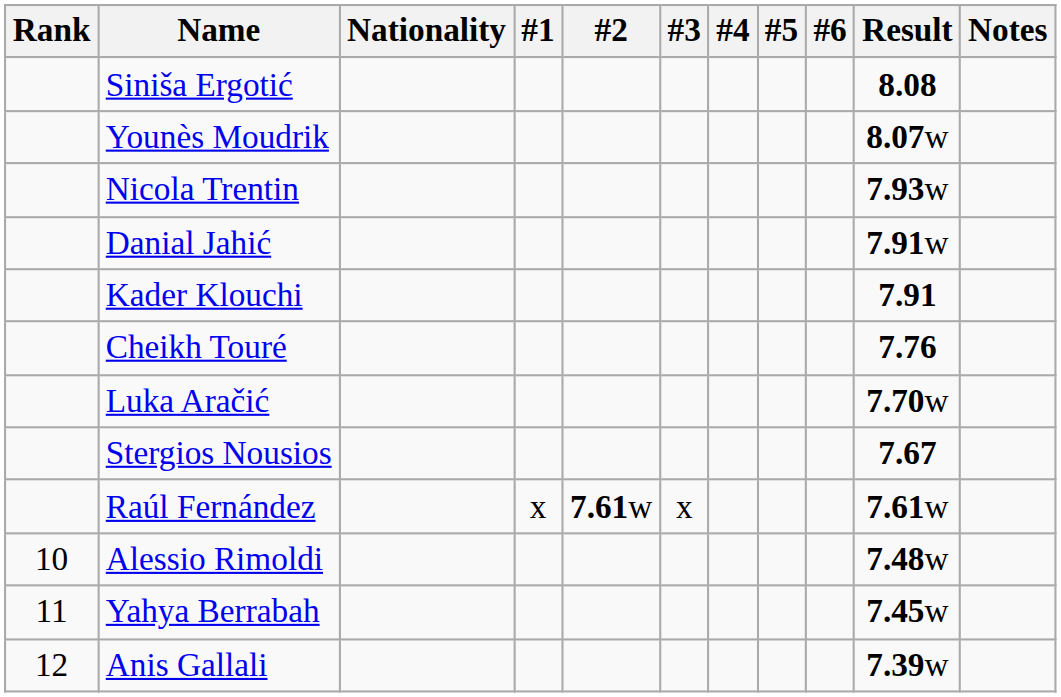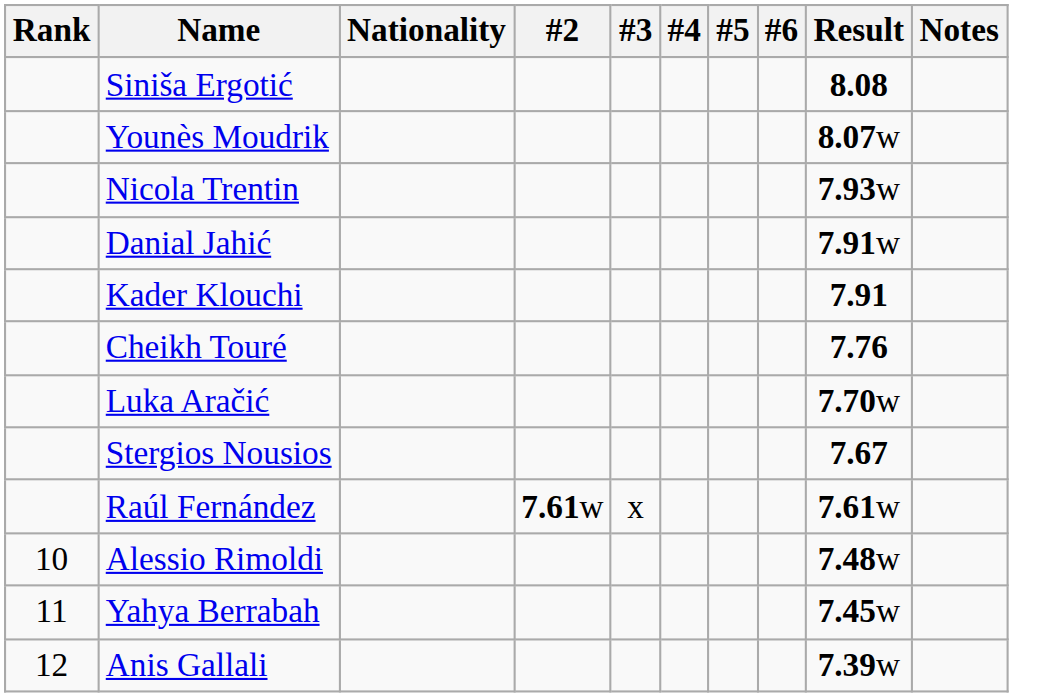- column: (538, 30)
